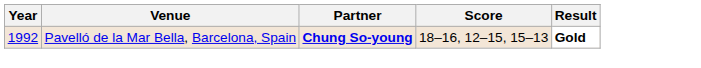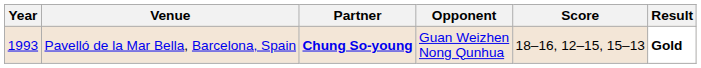+ column: (464, 16)
(23, 37) 1992 -> (23, 45) 1993
